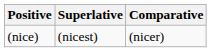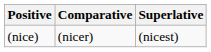columns swapped: (166, 15) <-> (90, 15)
